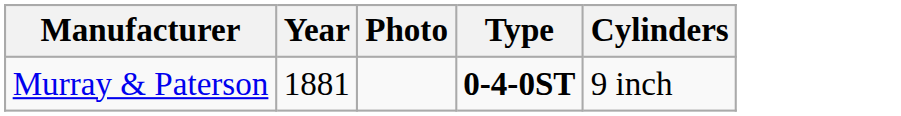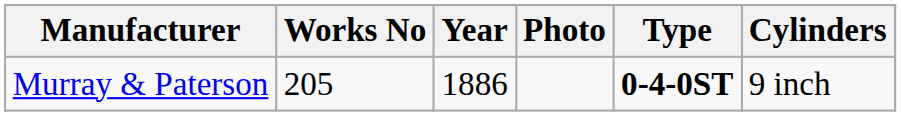+ column: (355, 30)
(317, 83) 1881 -> (475, 83) 1886
